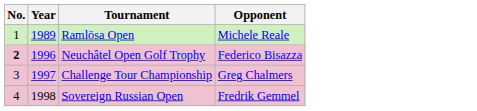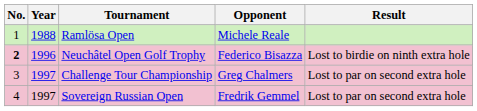+ column: (389, 14)
(43, 35) 1989 -> (43, 35) 1988
(43, 96) 1998 -> (43, 96) 1997
